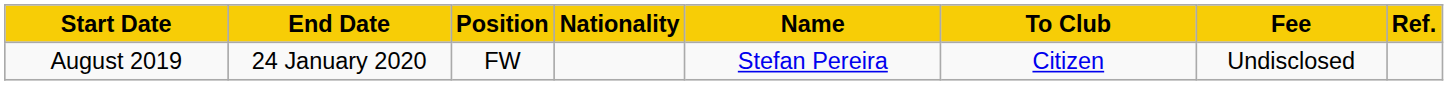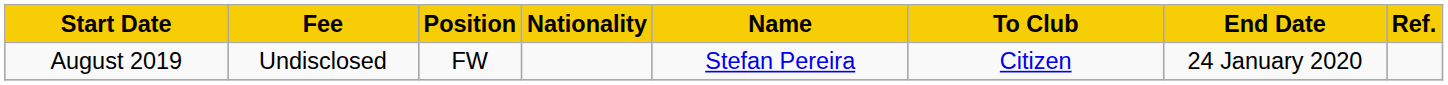columns swapped: (339, 24) <-> (1291, 24)
